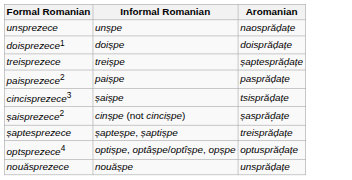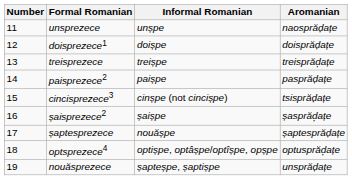+ column: (25, 12)
(272, 62) șaptesprăd̦ațe -> (308, 62) treisprăd̦ațe
(109, 97) șaișpe -> (182, 97) cinșpe (not cincișpe)
(140, 116) cinșpe (not cincișpe) -> (151, 116) șaișpe
(136, 133) șapteșpe, șaptișpe -> (156, 133) nouășpe
(266, 133) treisprăd̦ațe -> (314, 133) șaptesprăd̦ațe
(114, 167) nouășpe -> (178, 167) șapteșpe, șaptișpe
